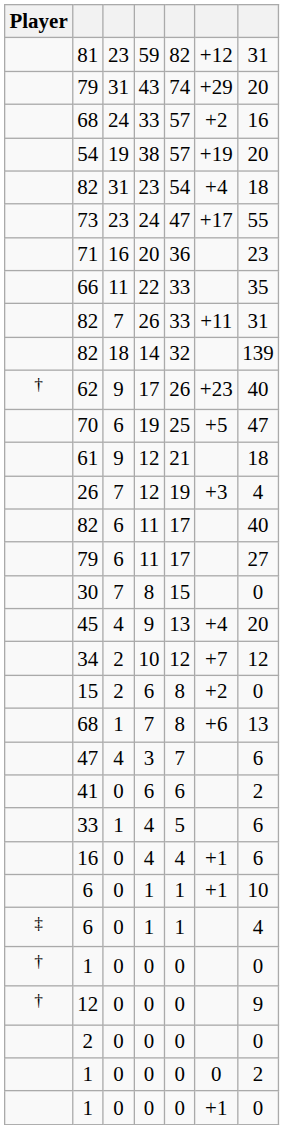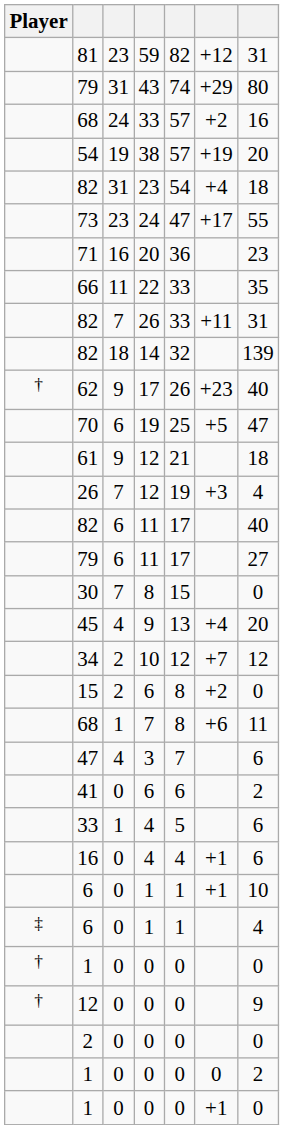(258, 87) 20 -> (258, 87) 80
(258, 724) 13 -> (258, 724) 11
